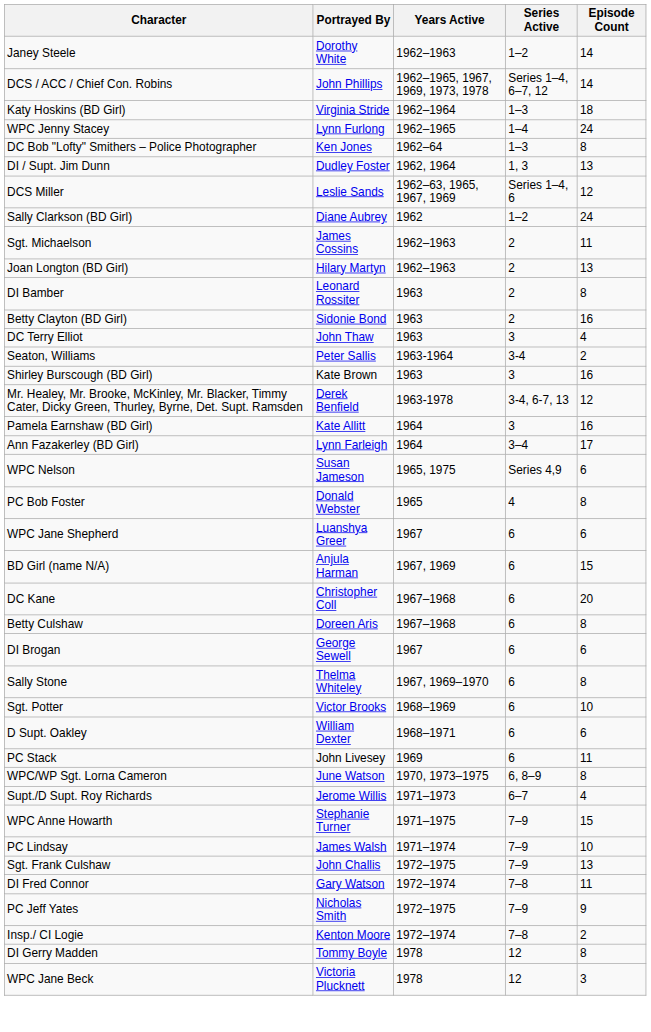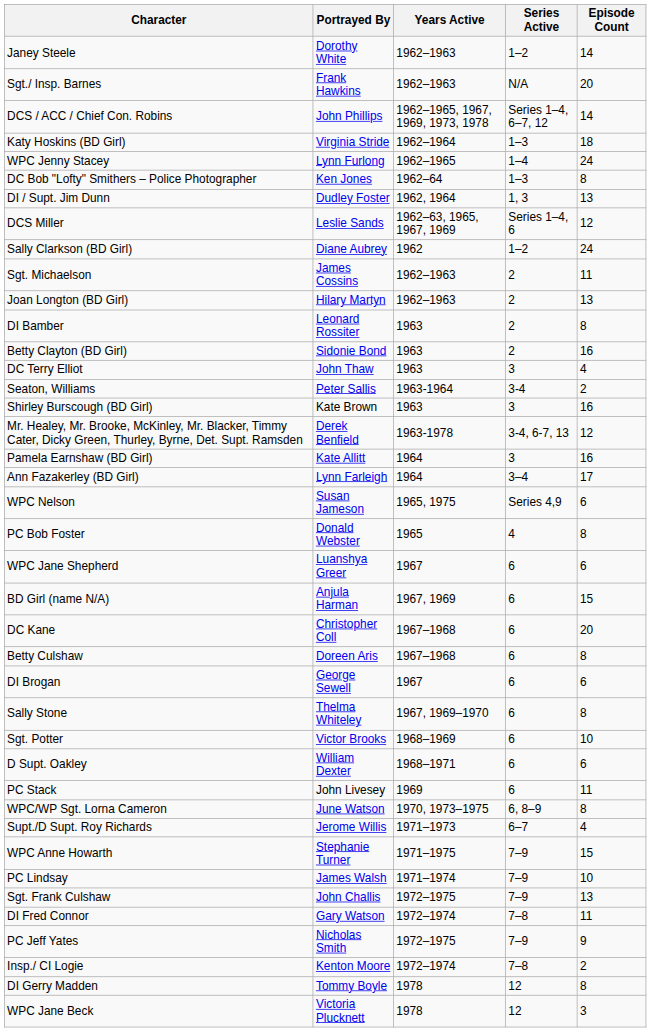+ row: (54, 84)
